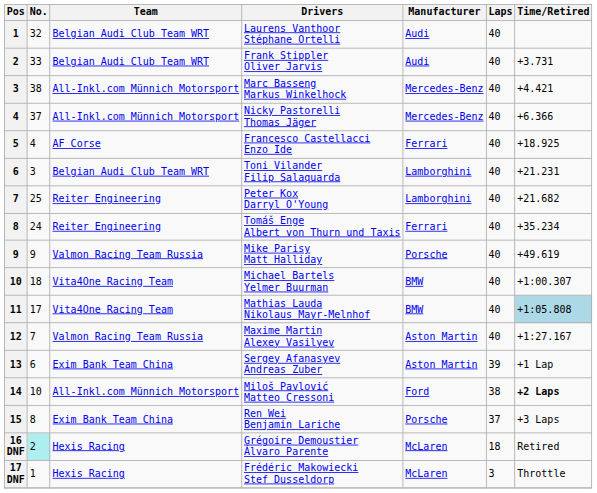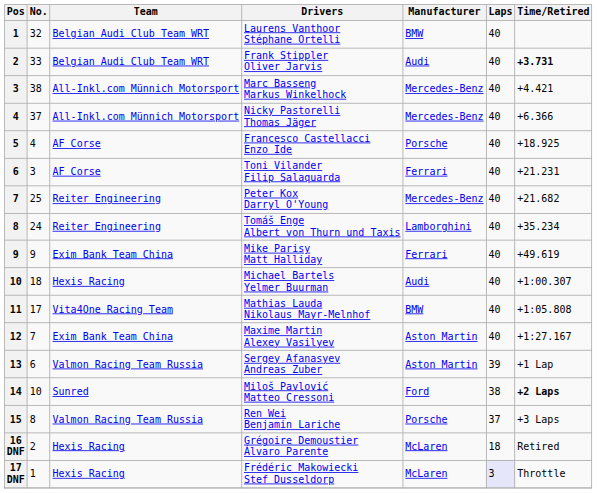(417, 35) Audi -> (414, 35) BMW
(535, 62) normal -> (535, 62) bold
(426, 145) Ferrari -> (426, 145) Porsche
(131, 172) Belgian Audi Club Team WRT -> (77, 172) AF Corse
(438, 172) Lamborghini -> (426, 172) Ferrari
(438, 200) Lamborghini -> (444, 200) Mercedes-Benz
(426, 227) Ferrari -> (438, 227) Lamborghini
(128, 255) Valmon Racing Team Russia -> (113, 255) Exim Bank Team China
(426, 255) Porsche -> (426, 255) Ferrari
(113, 282) Vita4One Racing Team -> (89, 282) Hexis Racing
(414, 282) BMW -> (417, 282) Audi
(544, 310) lightblue background -> (544, 310) no background
(128, 337) Valmon Racing Team Russia -> (113, 337) Exim Bank Team China
(113, 365) Exim Bank Team China -> (128, 365) Valmon Racing Team Russia
(146, 392) All-Inkl.com Münnich Motorsport -> (71, 392) Sunred
(113, 419) Exim Bank Team China -> (128, 419) Valmon Racing Team Russia
(33, 447) paleturquoise background -> (33, 447) no background
(491, 474) no background -> (491, 474) lavender background
